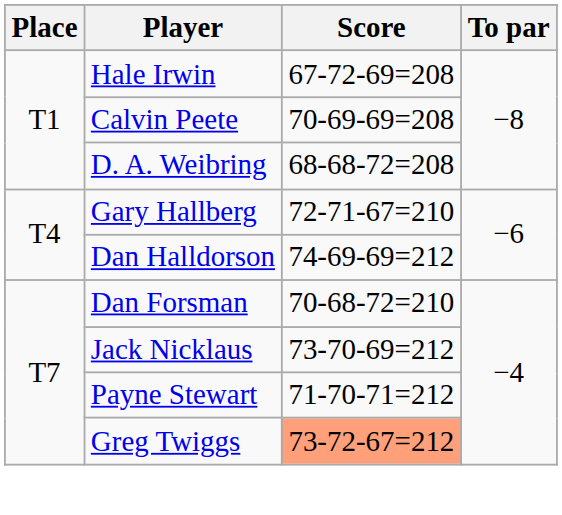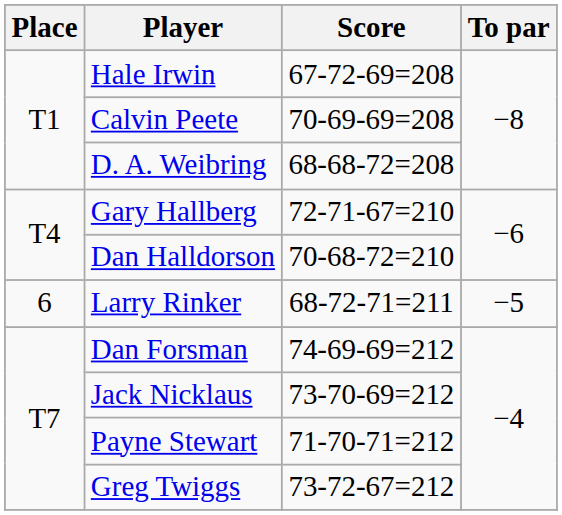(371, 257) 74-69-69=212 -> (371, 257) 70-68-72=210
+ row: (166, 303)
(371, 303) 70-68-72=210 -> (371, 348) 74-69-69=212
(371, 440) lightsalmon background -> (371, 486) no background
